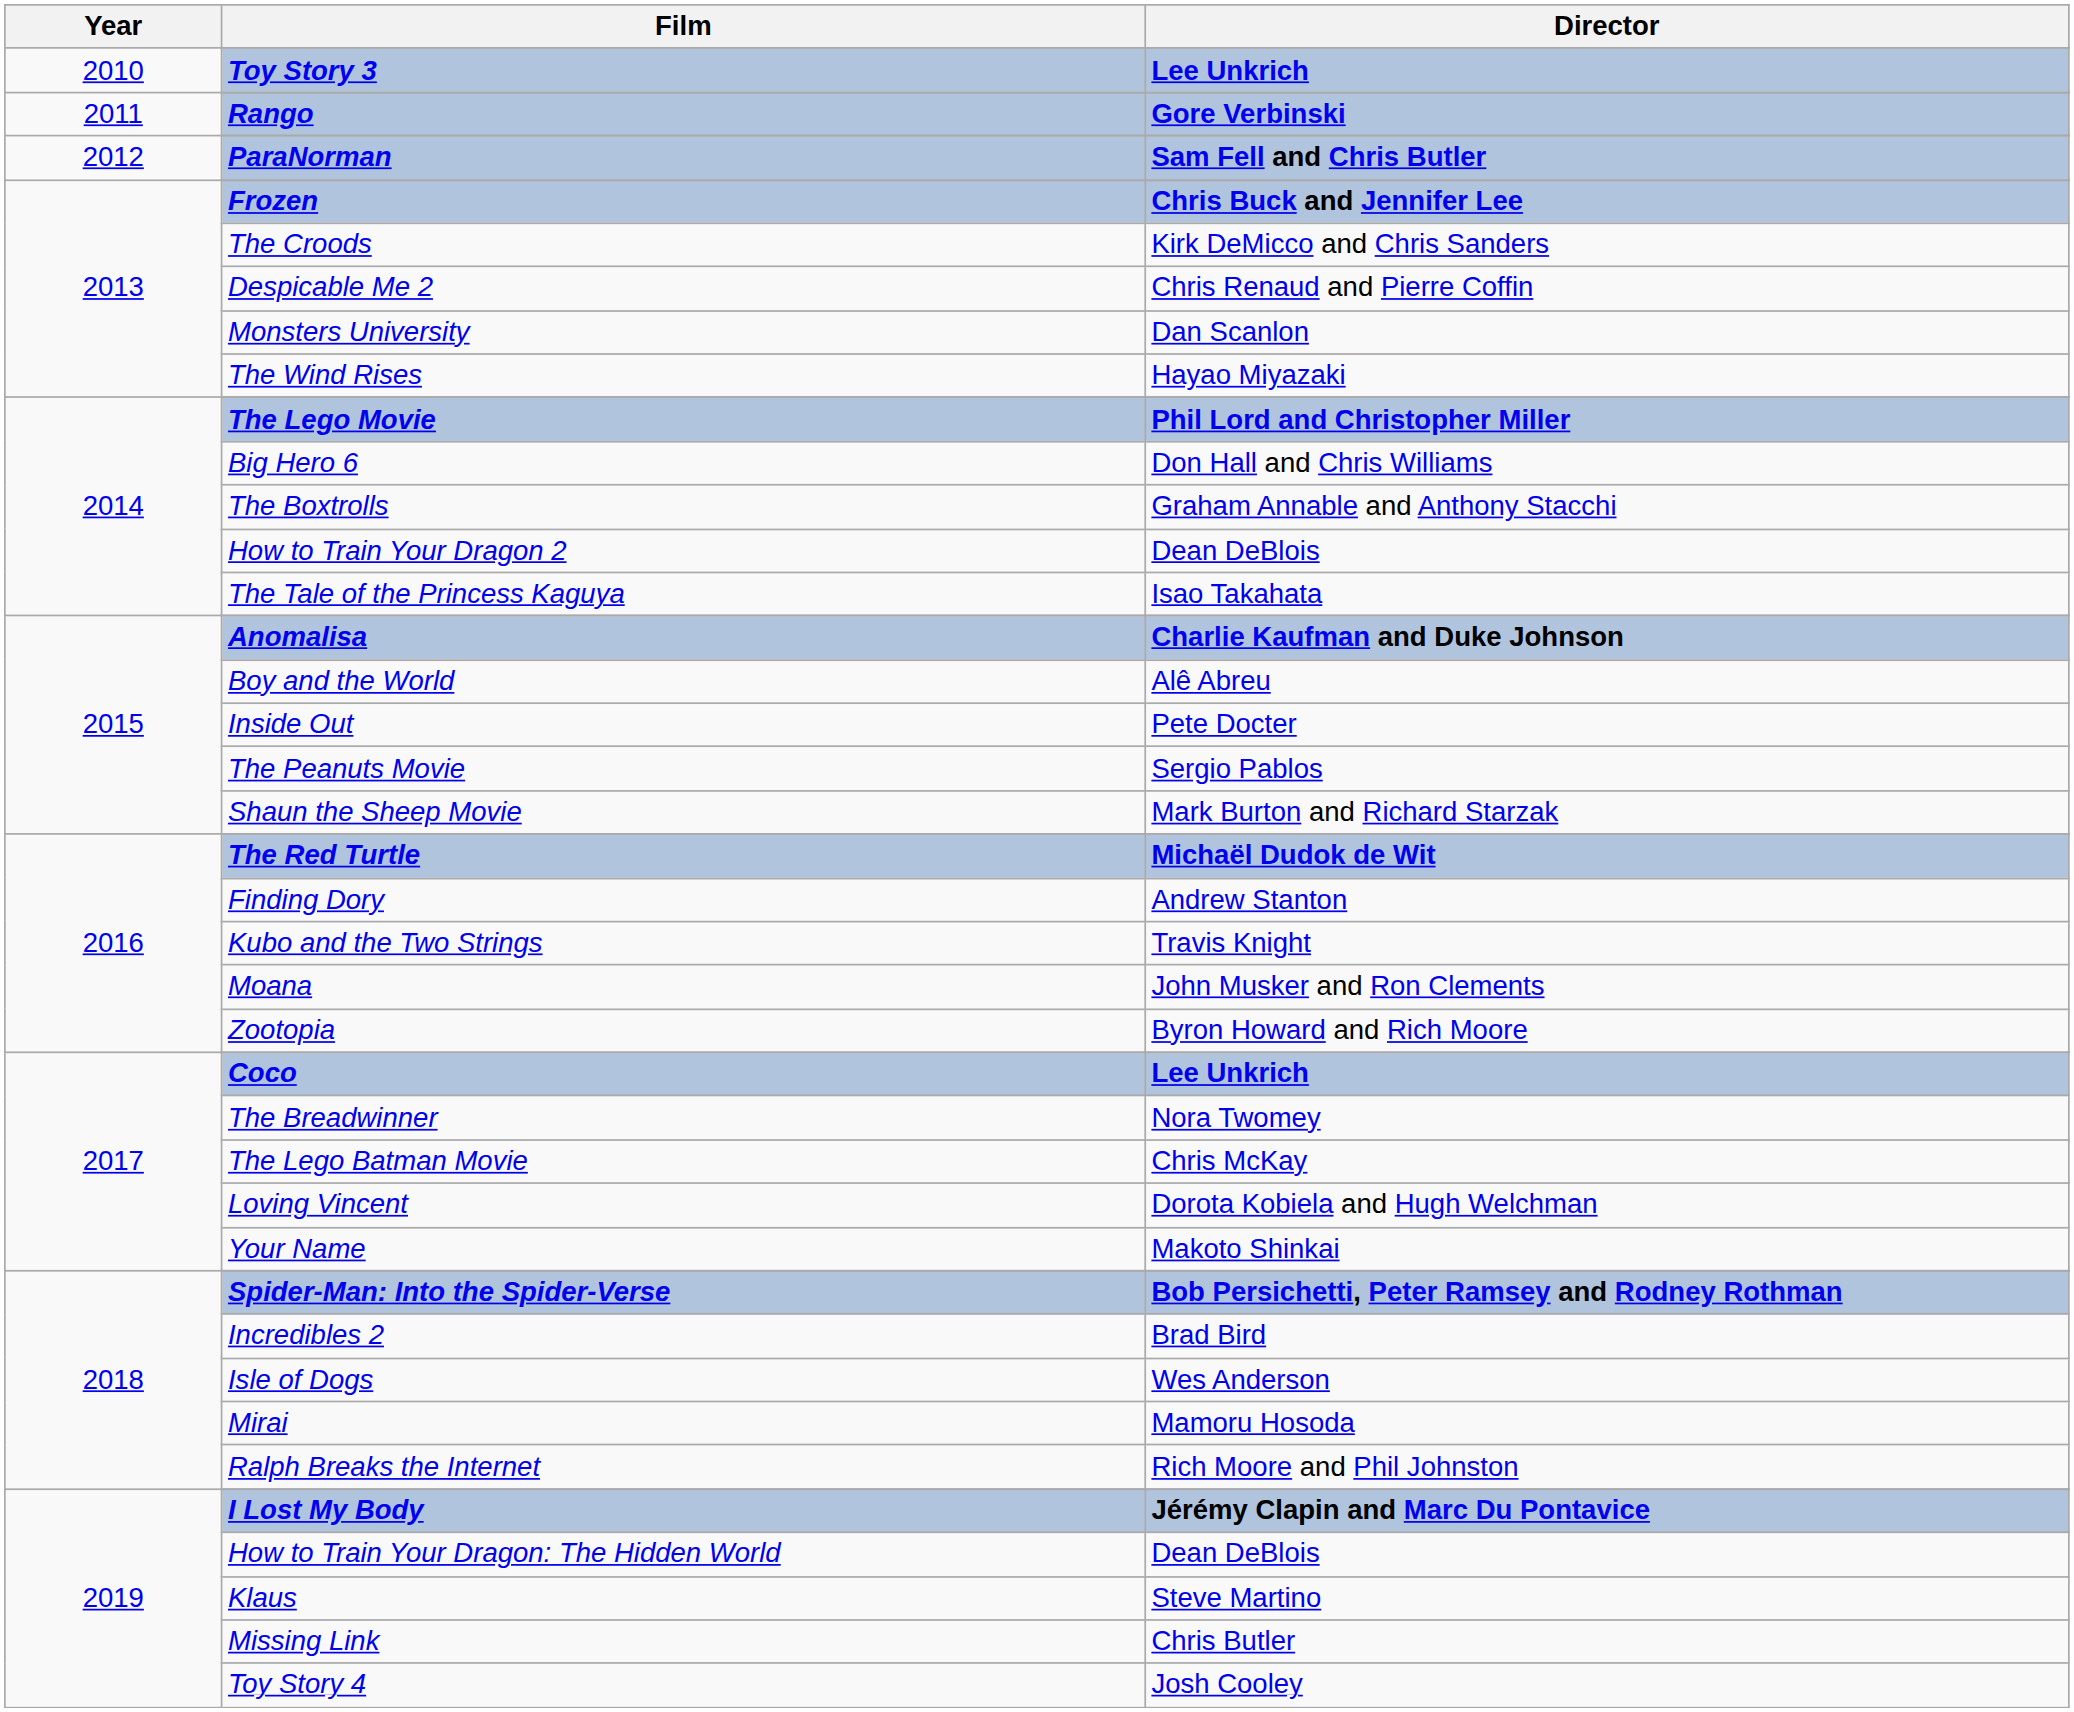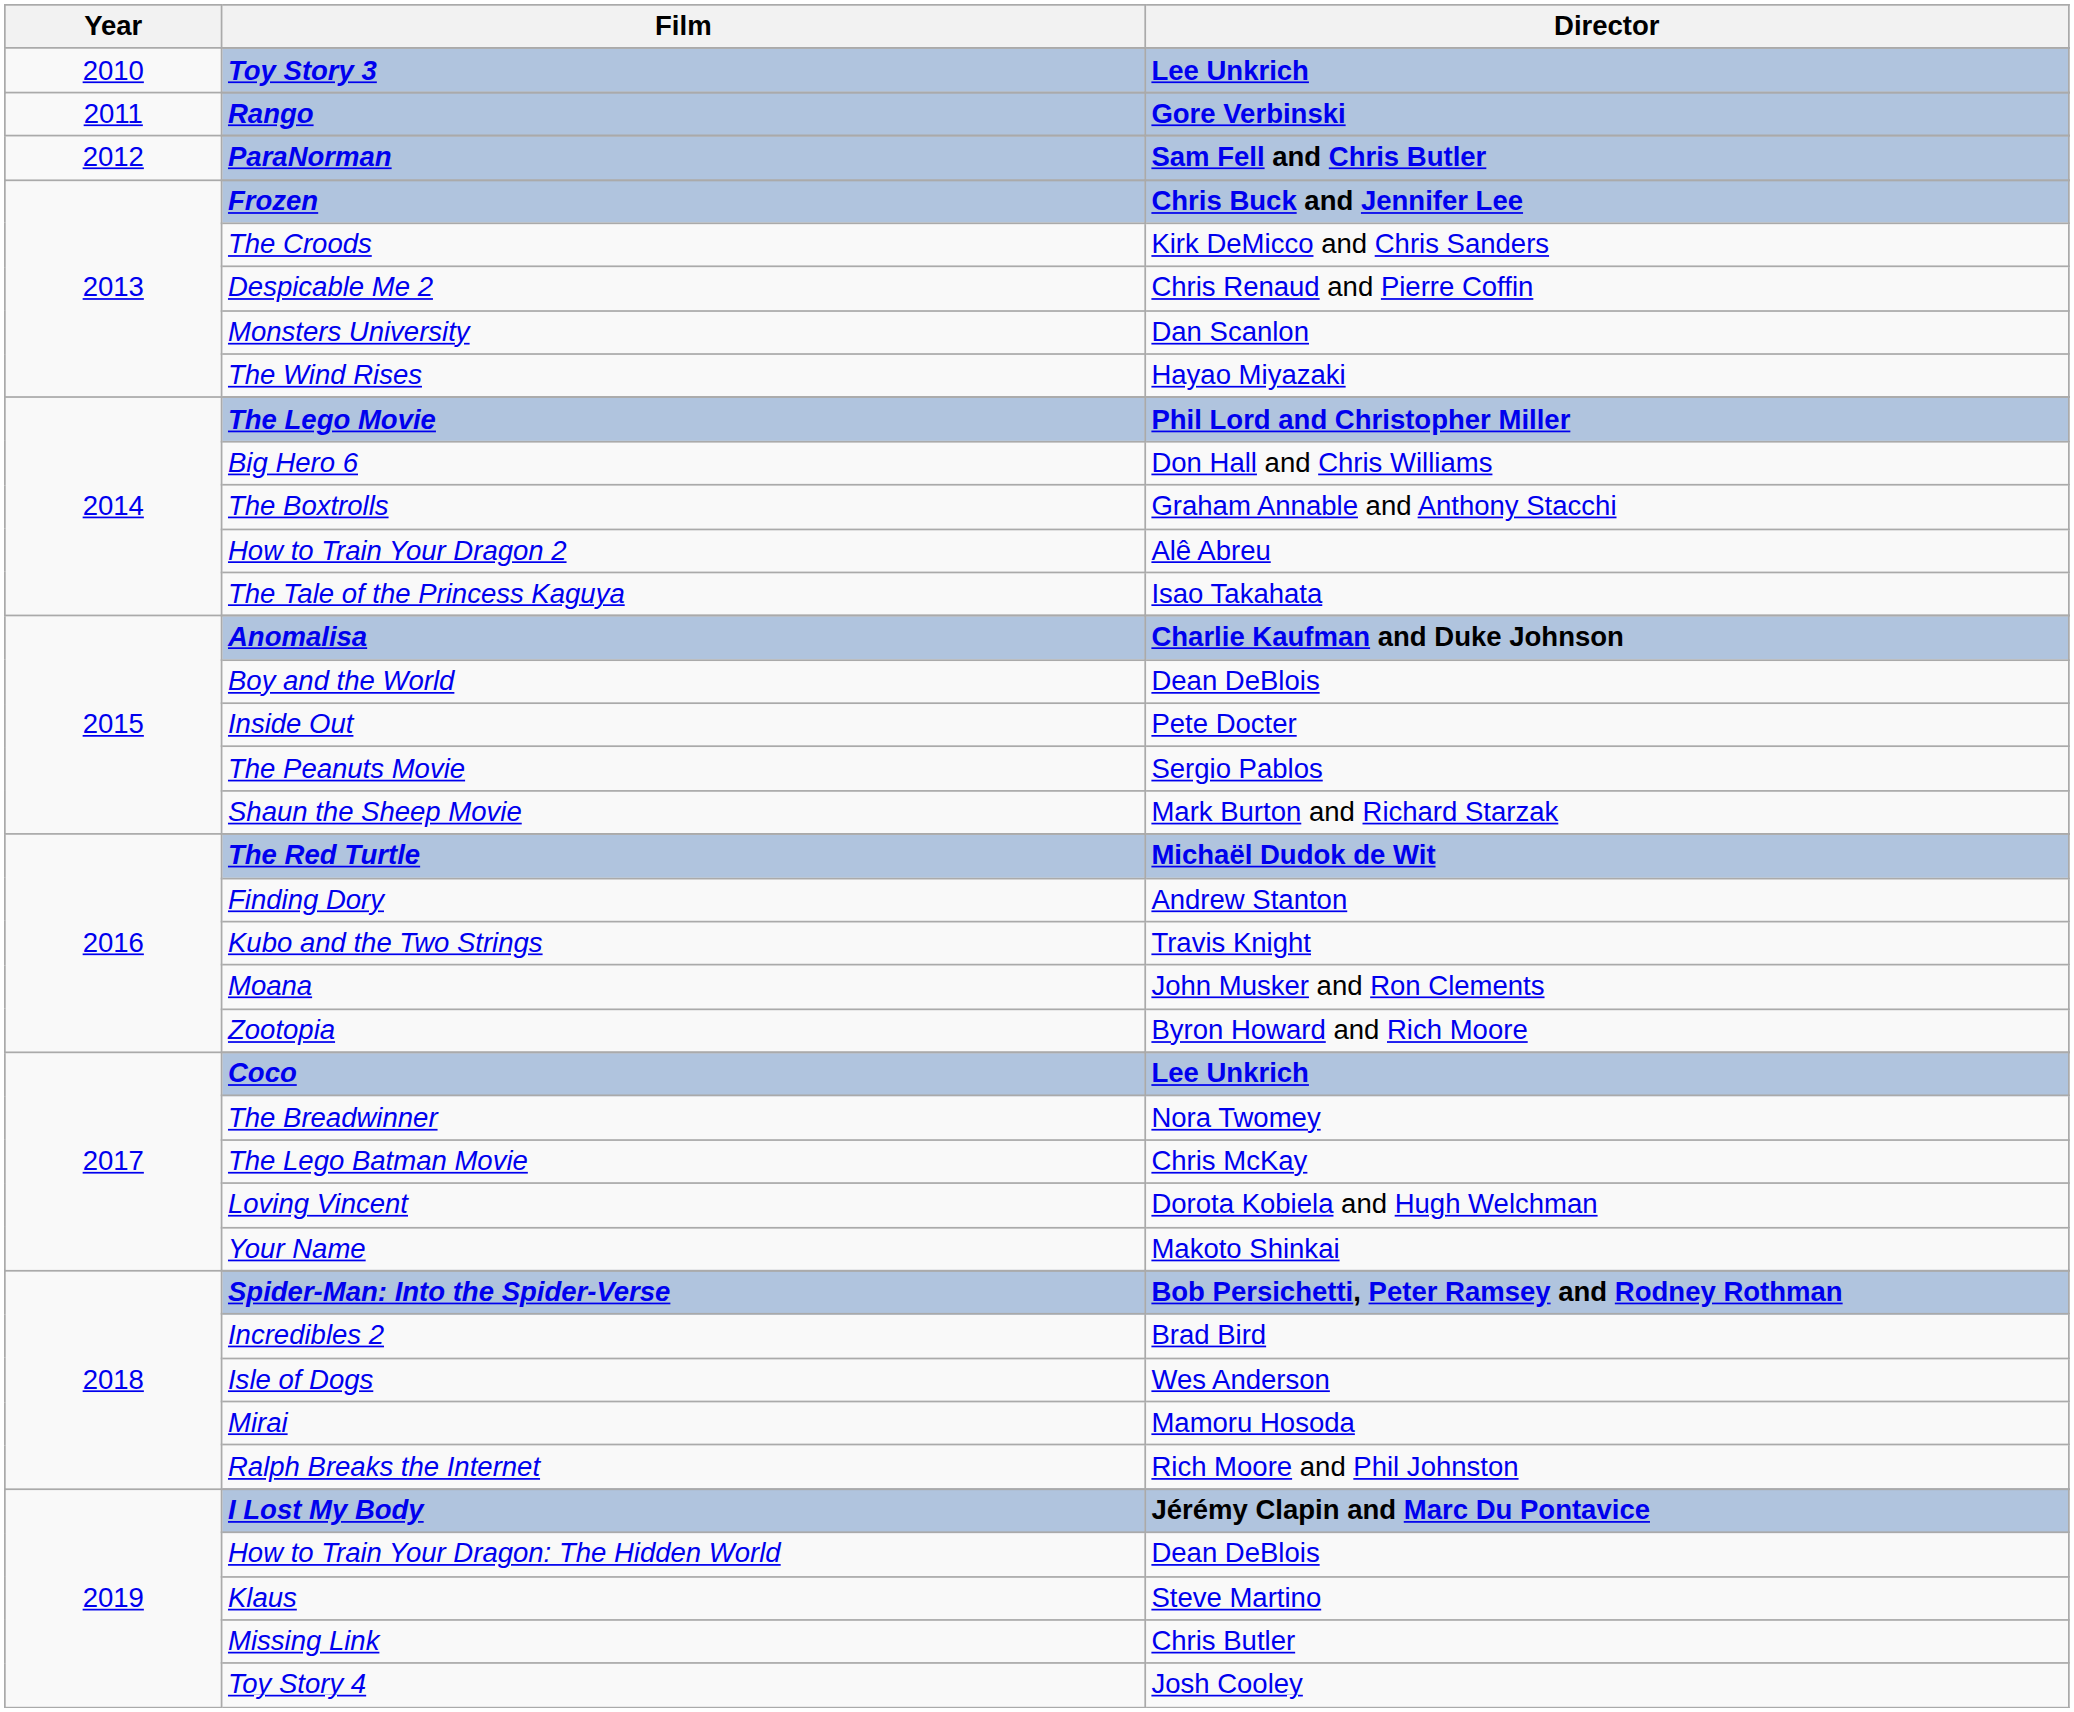(1236, 550) Dean DeBlois -> (1211, 550) Alê Abreu
(1211, 680) Alê Abreu -> (1236, 680) Dean DeBlois
